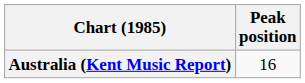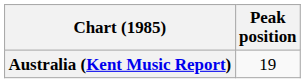(268, 63) 16 -> (268, 63) 19
